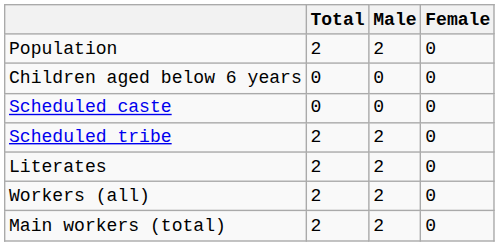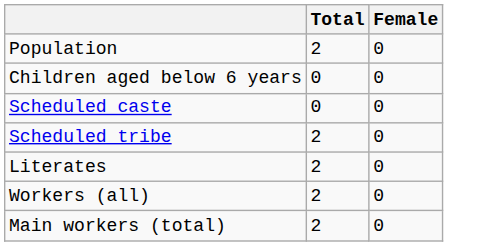- column: (395, 19)
